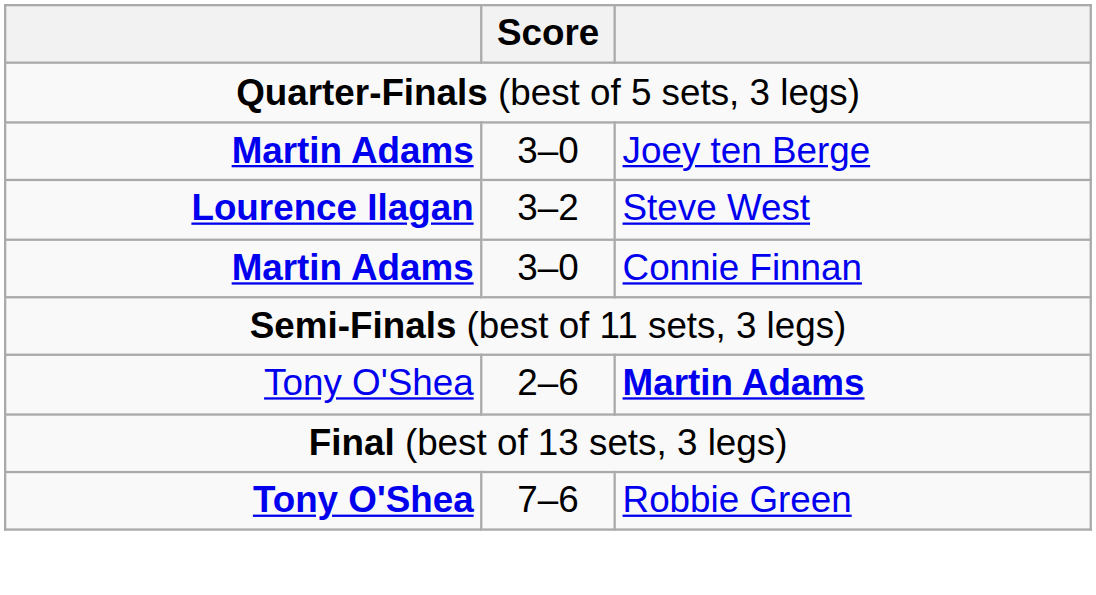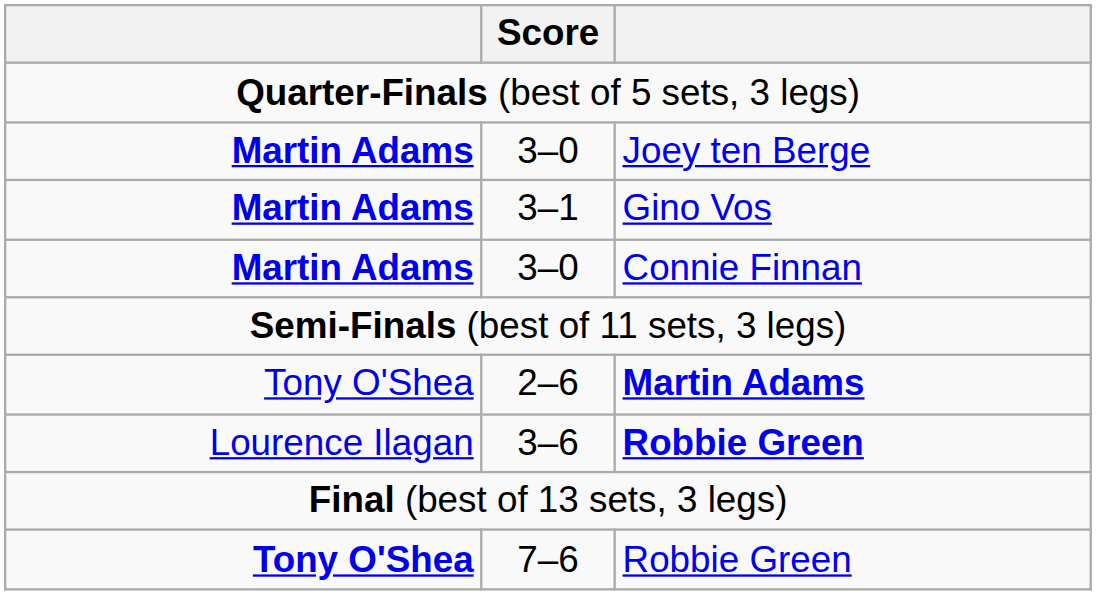+ row: (548, 208)
- row: (548, 208)
+ row: (548, 442)
